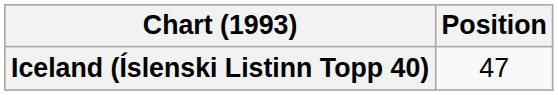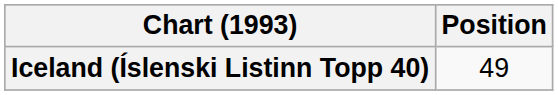(494, 68) 47 -> (494, 68) 49
